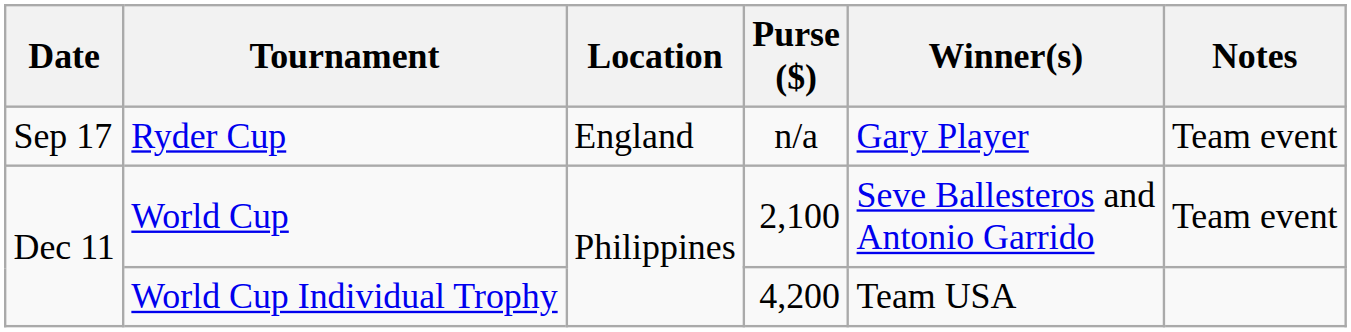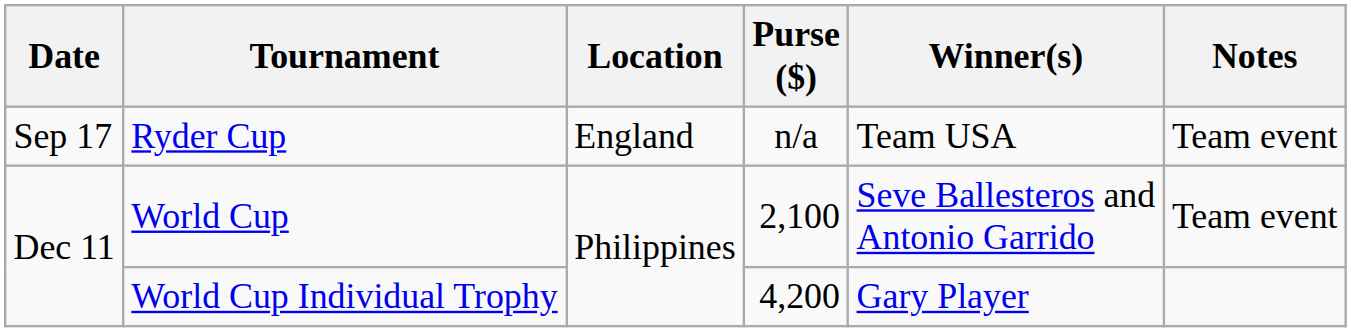(943, 135) Gary Player -> (936, 135) Team USA
(936, 296) Team USA -> (943, 296) Gary Player
